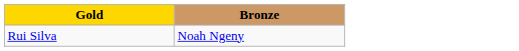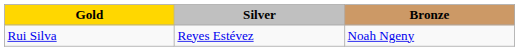+ column: (259, 14)
